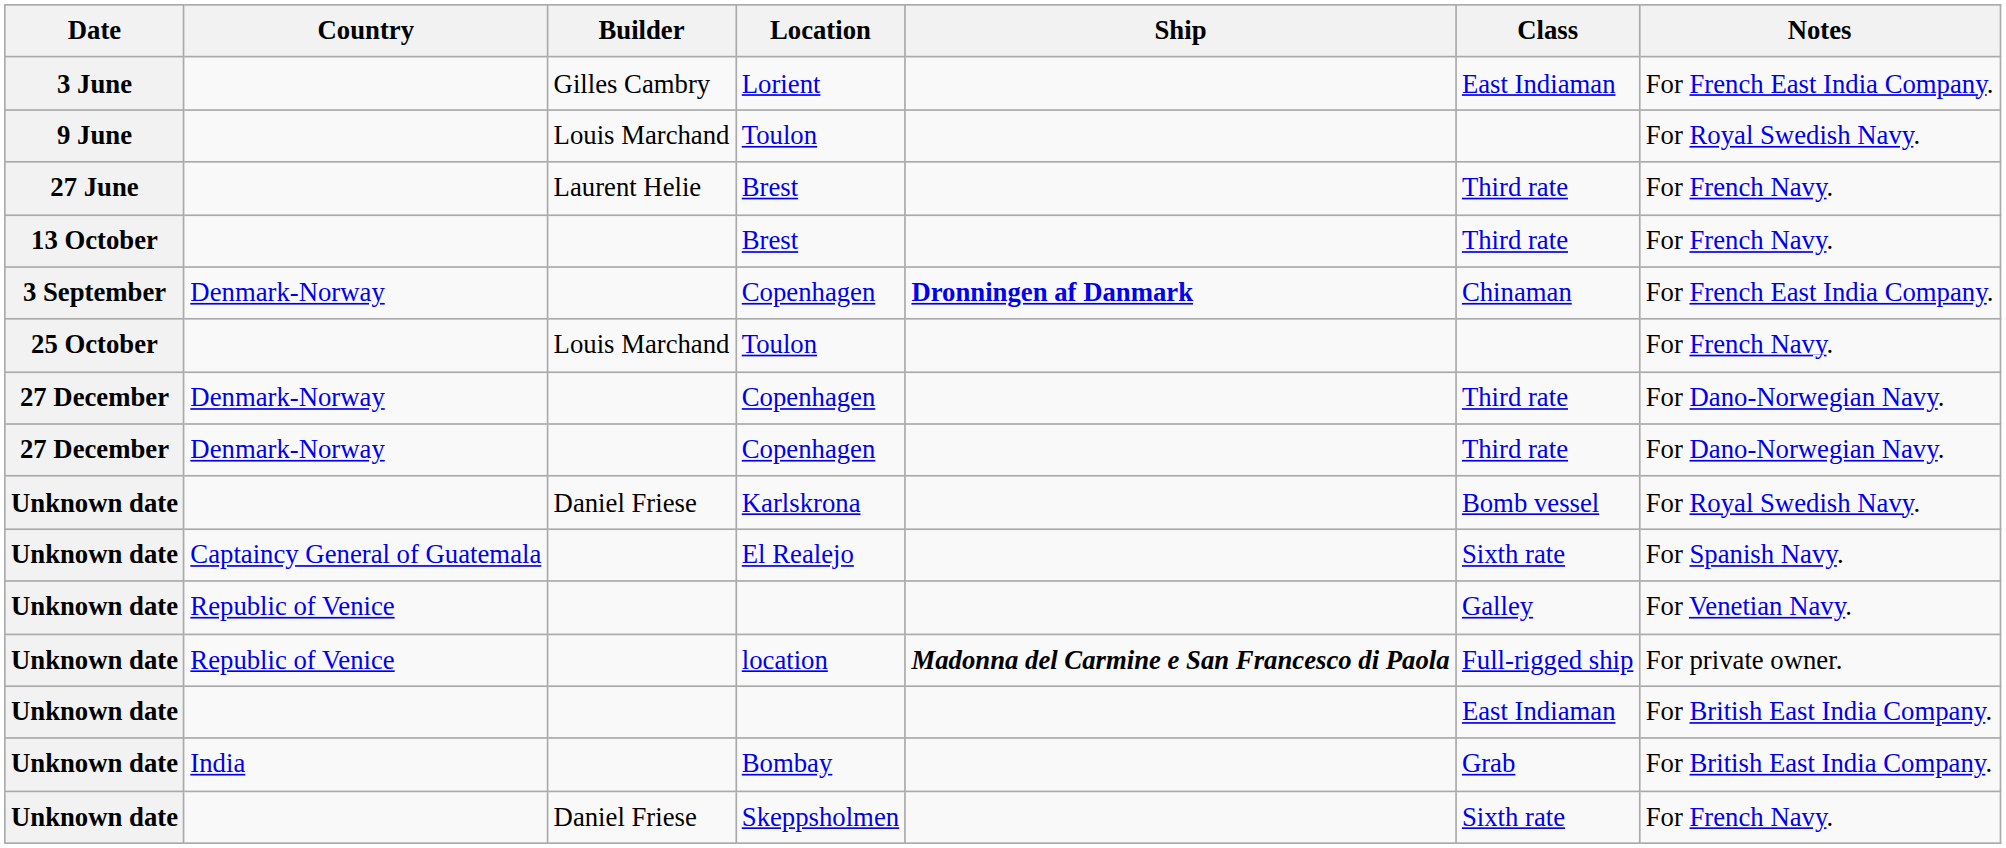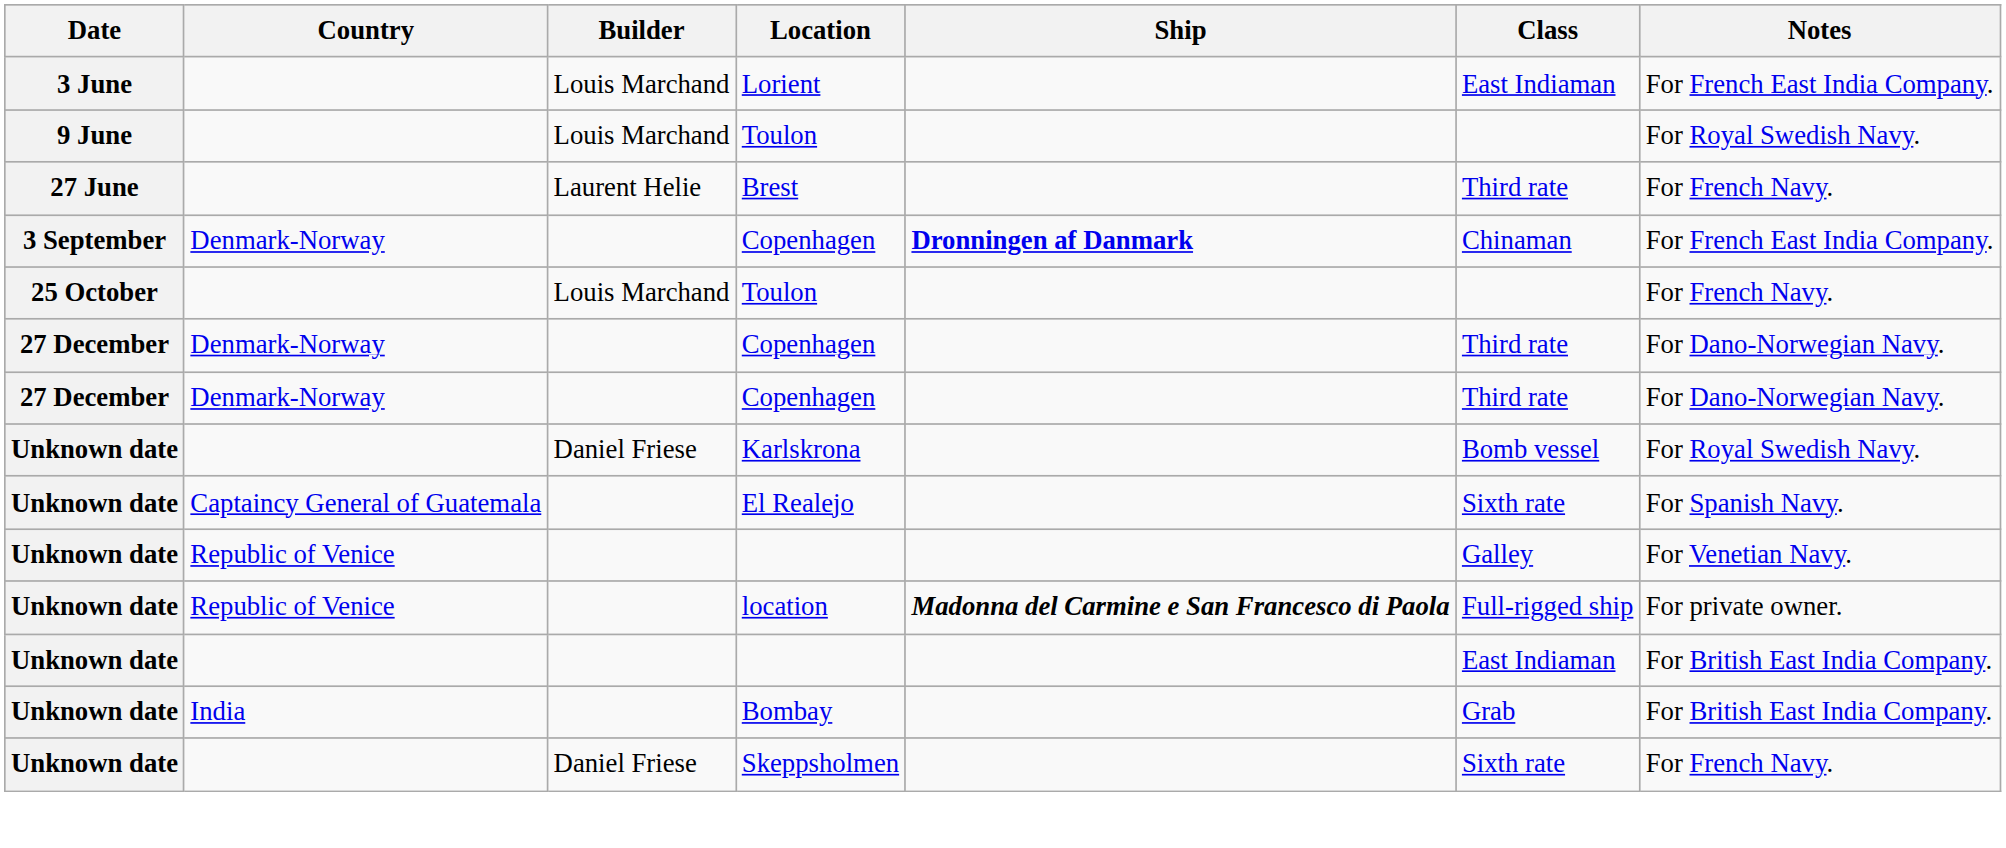(632, 83) Gilles Cambry -> (642, 83) Louis Marchand
- row: (95, 240)
